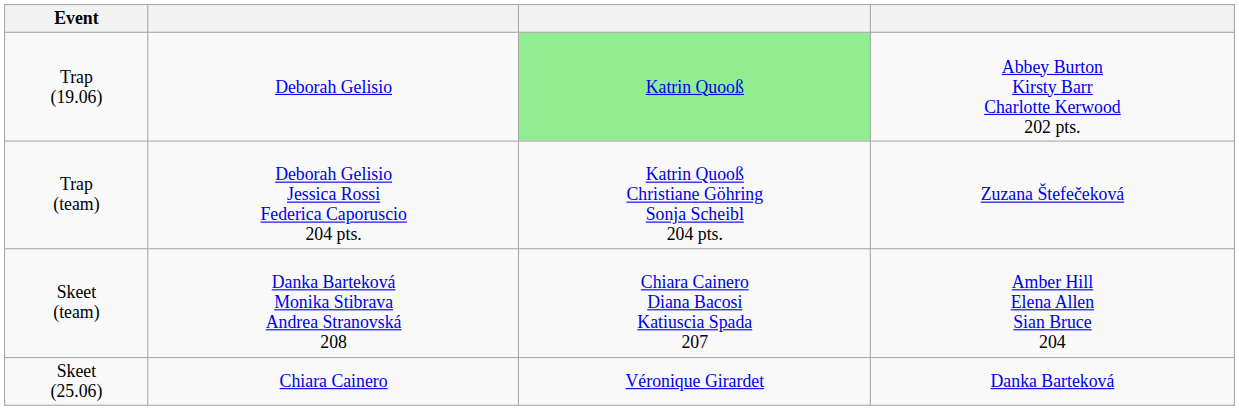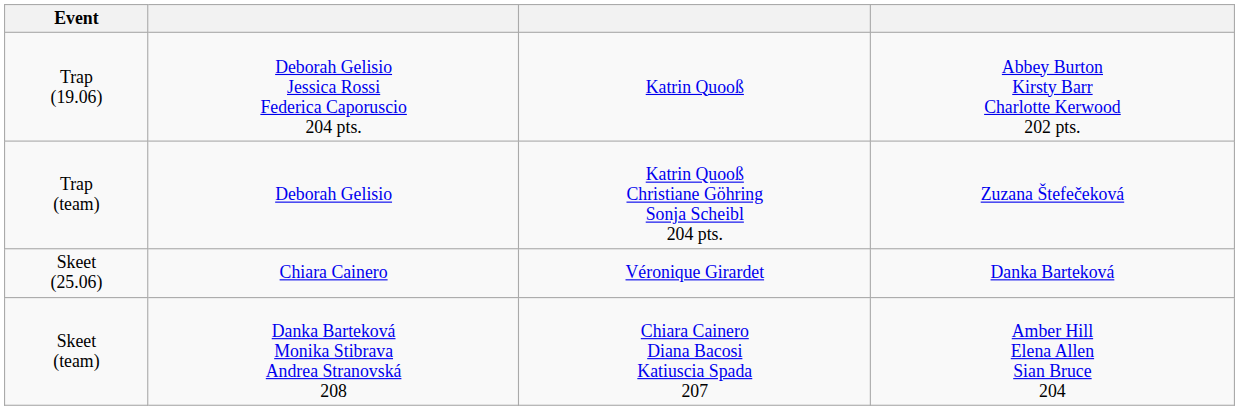(334, 86) Deborah Gelisio -> (334, 96) Deborah Gelisio Jessica Rossi Federica Caporuscio 204 pts.
(695, 86) lightgreen background -> (695, 86) no background
(334, 204) Deborah Gelisio Jessica Rossi Federica Caporuscio 204 pts. -> (334, 194) Deborah Gelisio
rows swapped: (76, 380) <-> (76, 302)
